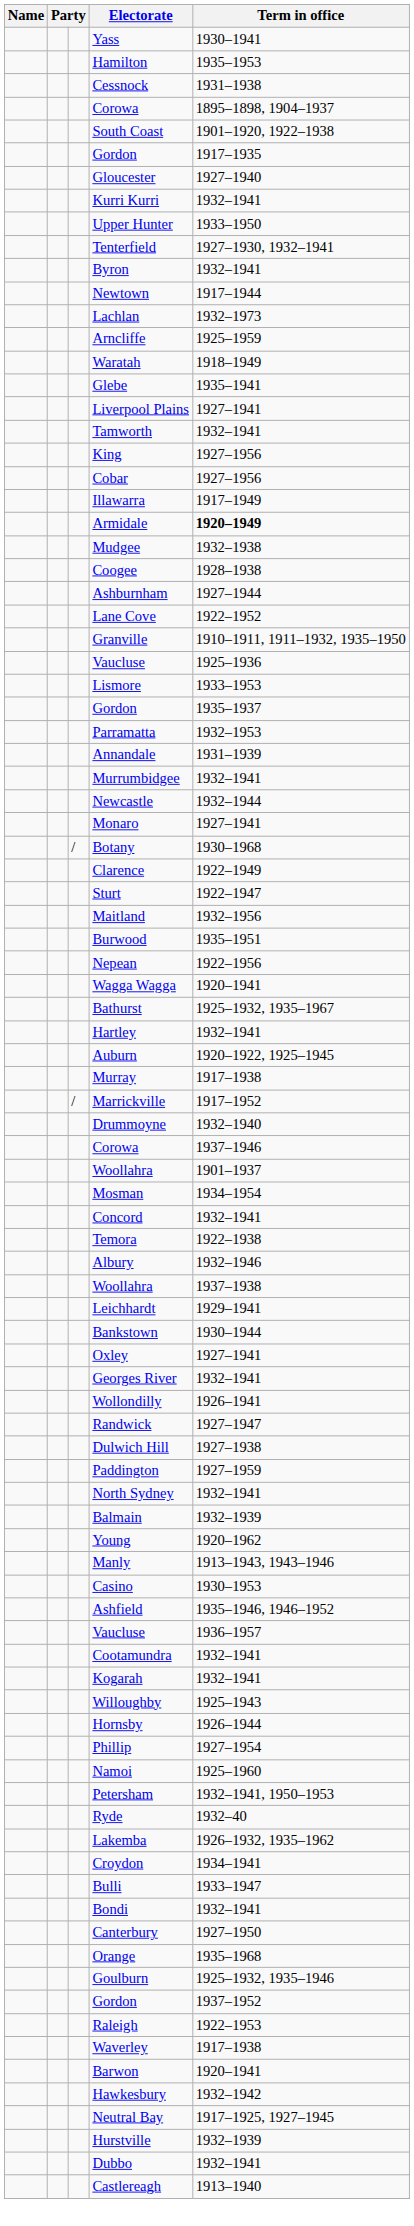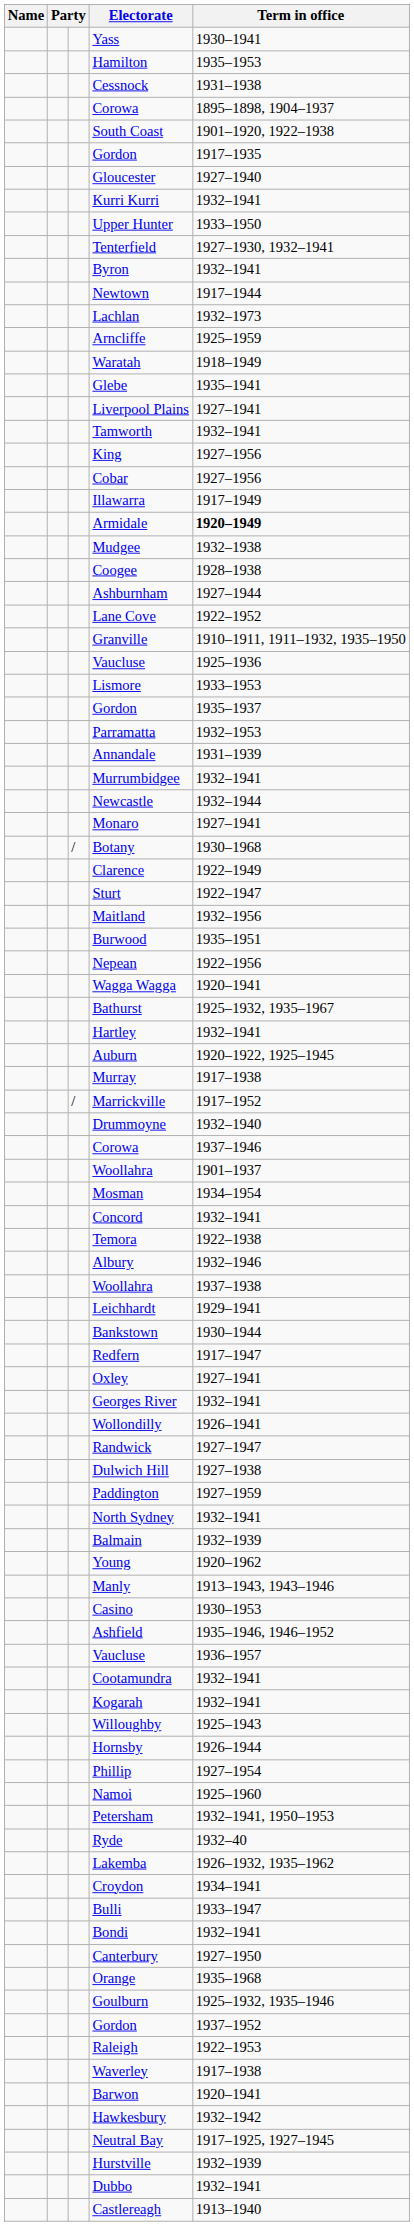+ row: (78, 1355)
